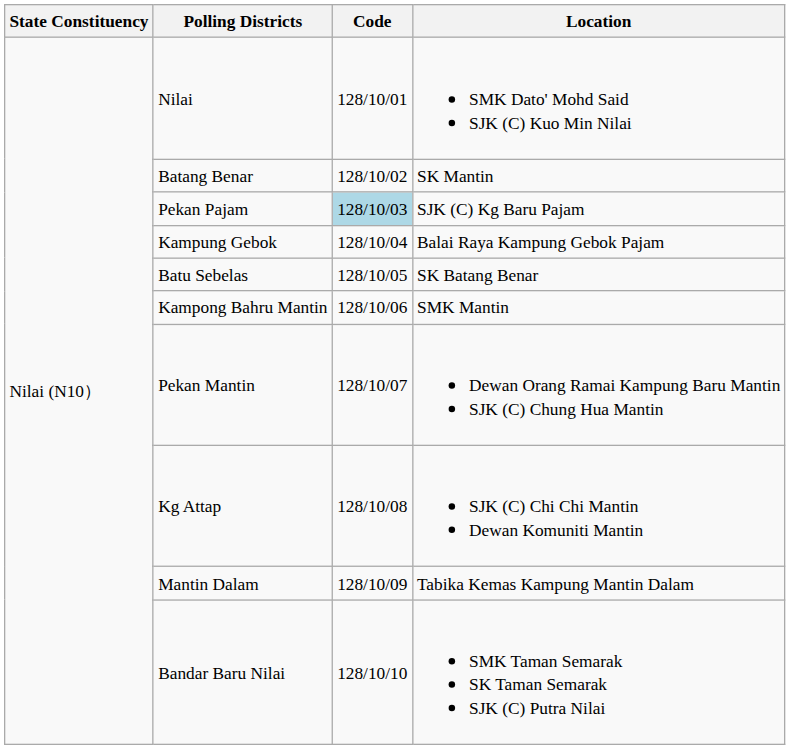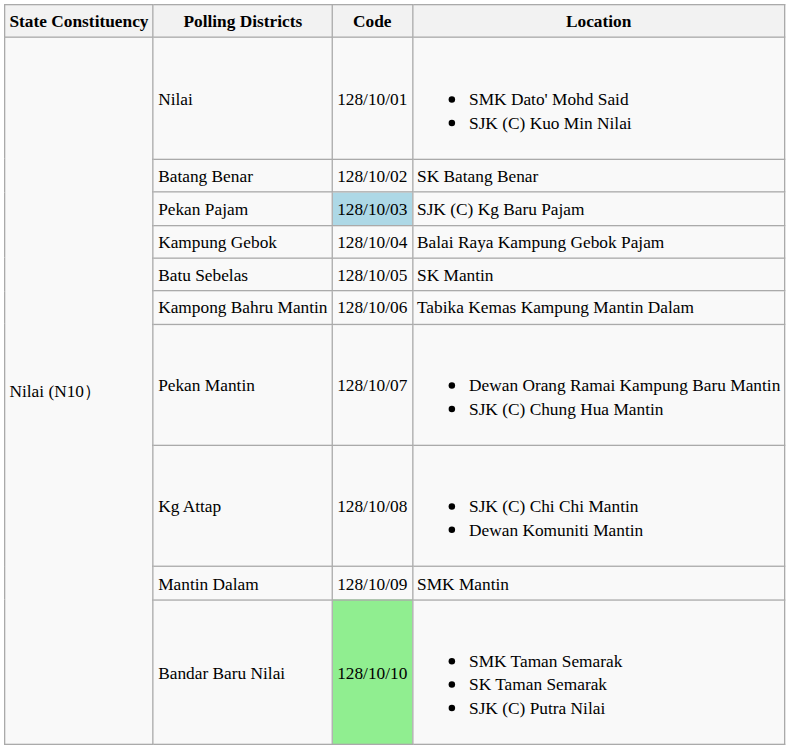(455, 176) SK Mantin -> (478, 176) SK Batang Benar
(478, 275) SK Batang Benar -> (455, 275) SK Mantin
(463, 308) SMK Mantin -> (555, 308) Tabika Kemas Kampung Mantin Dalam
(555, 584) Tabika Kemas Kampung Mantin Dalam -> (463, 584) SMK Mantin
(372, 673) no background -> (372, 673) lightgreen background
